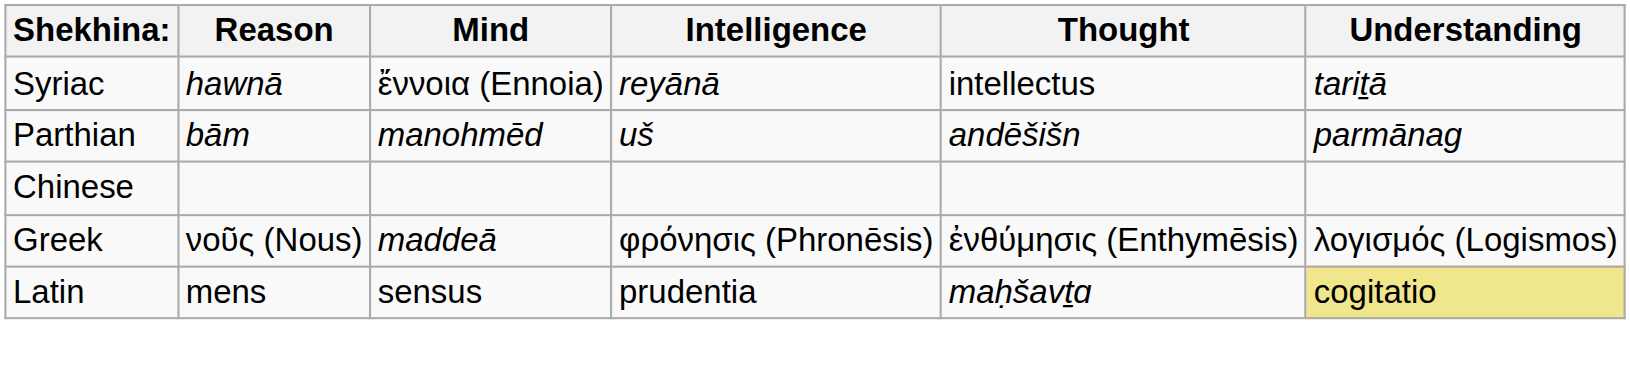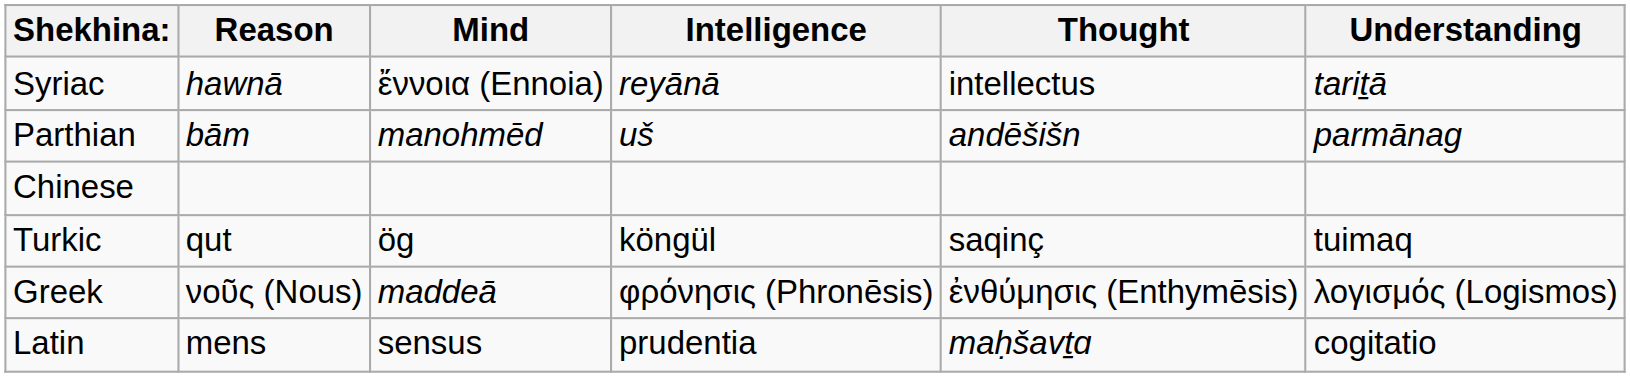+ row: (57, 239)
(1375, 291) khaki background -> (1375, 344) no background
